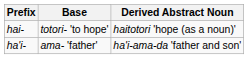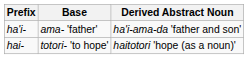rows swapped: (15, 29) <-> (16, 45)
